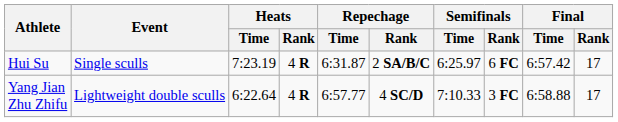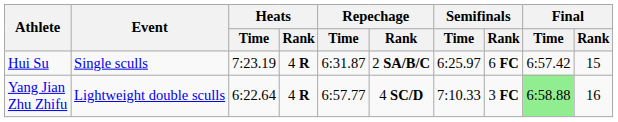(593, 63) 17 -> (593, 63) 15
(548, 96) no background -> (548, 96) lightgreen background
(593, 96) 17 -> (593, 96) 16
